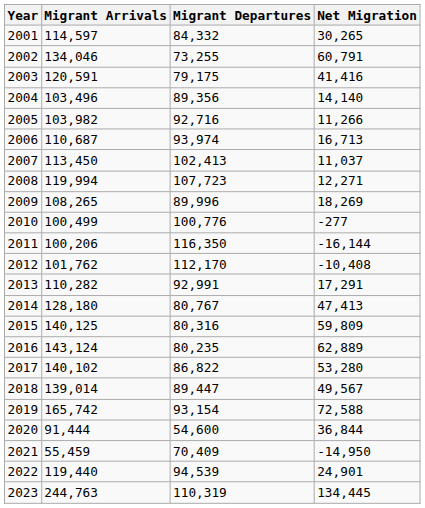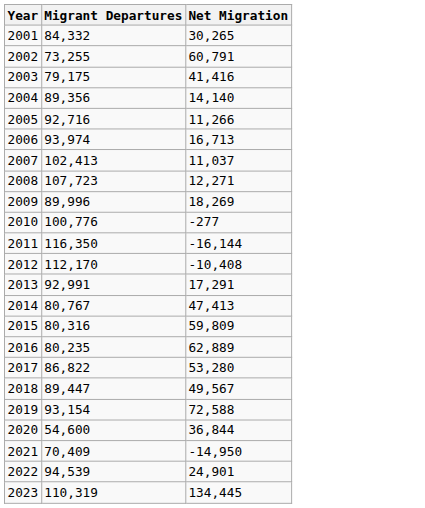- column: (106, 15)
